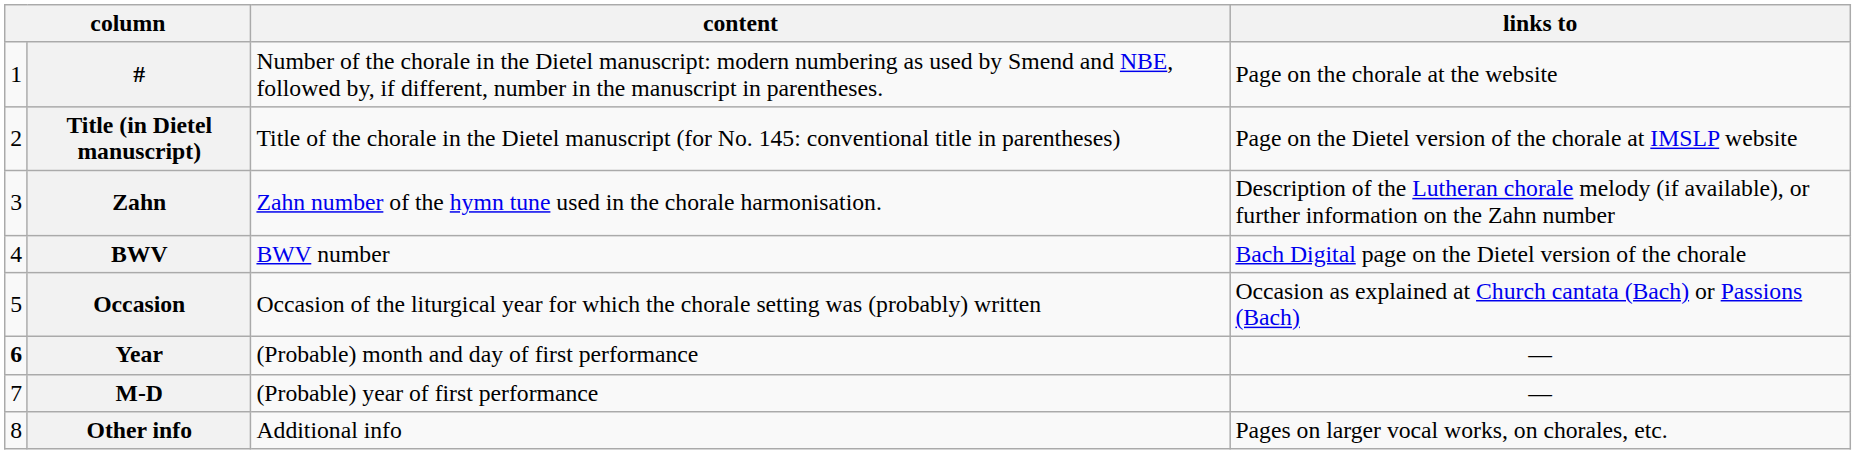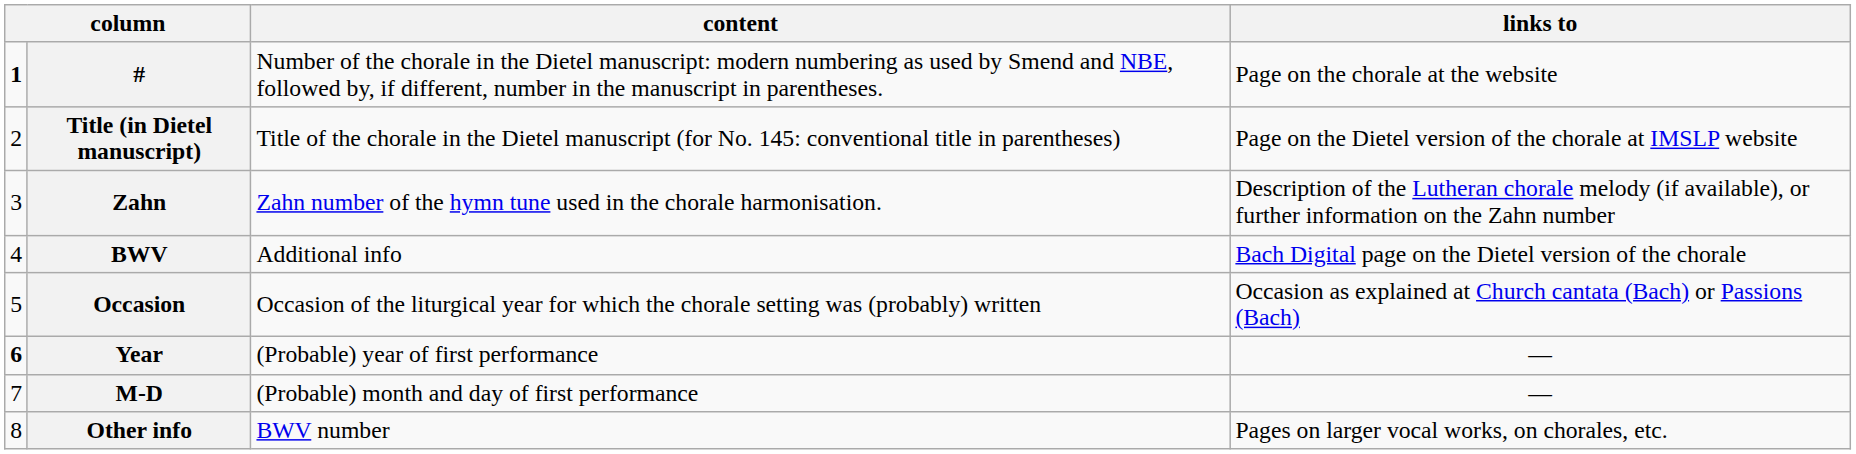(16, 74) normal -> (16, 74) bold
(323, 253) BWV number -> (329, 253) Additional info
(477, 355) (Probable) month and day of first performance -> (427, 355) (Probable) year of first performance
(427, 392) (Probable) year of first performance -> (477, 392) (Probable) month and day of first performance
(329, 430) Additional info -> (323, 430) BWV number
